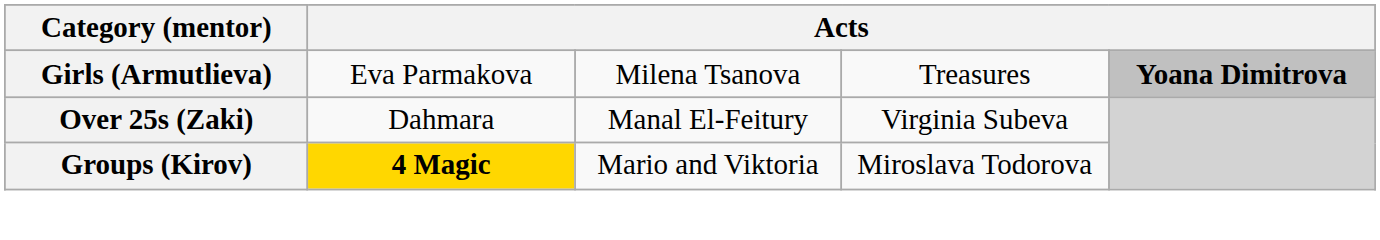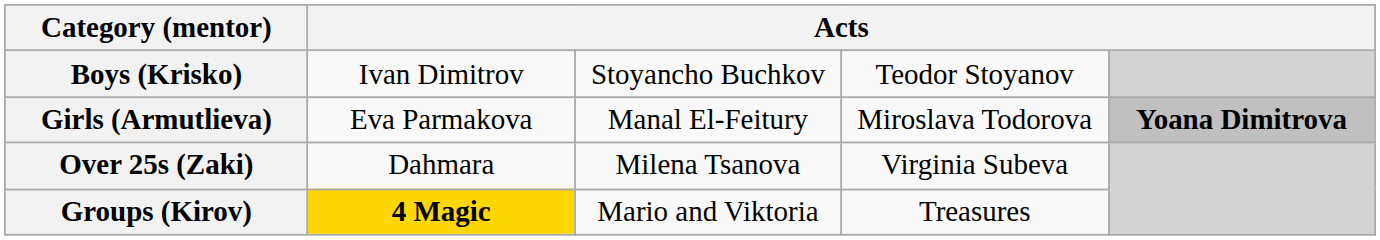+ row: (156, 73)
(708, 73) Milena Tsanova -> (708, 119) Manal El-Feitury
(975, 73) Treasures -> (975, 119) Miroslava Todorova
(708, 119) Manal El-Feitury -> (708, 165) Milena Tsanova
(975, 165) Miroslava Todorova -> (975, 211) Treasures
